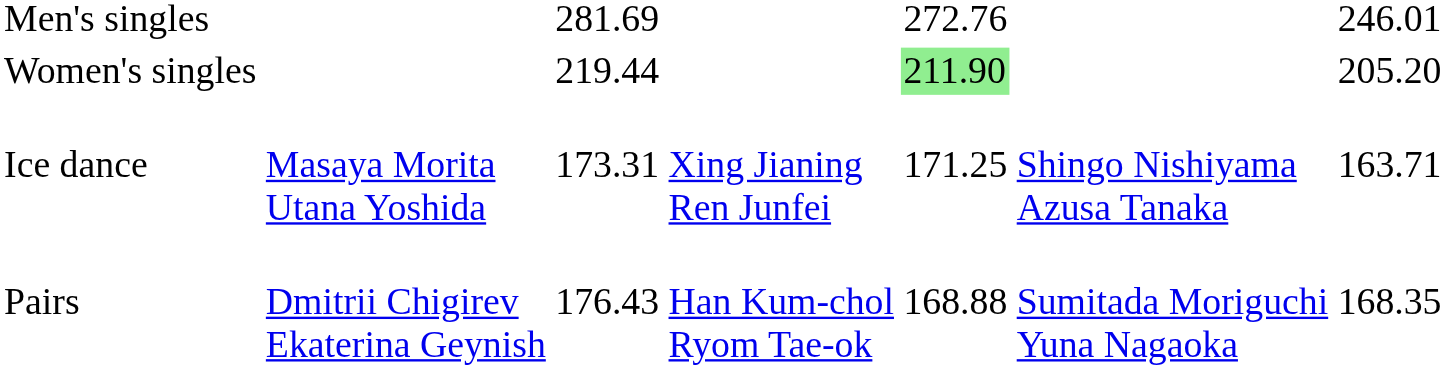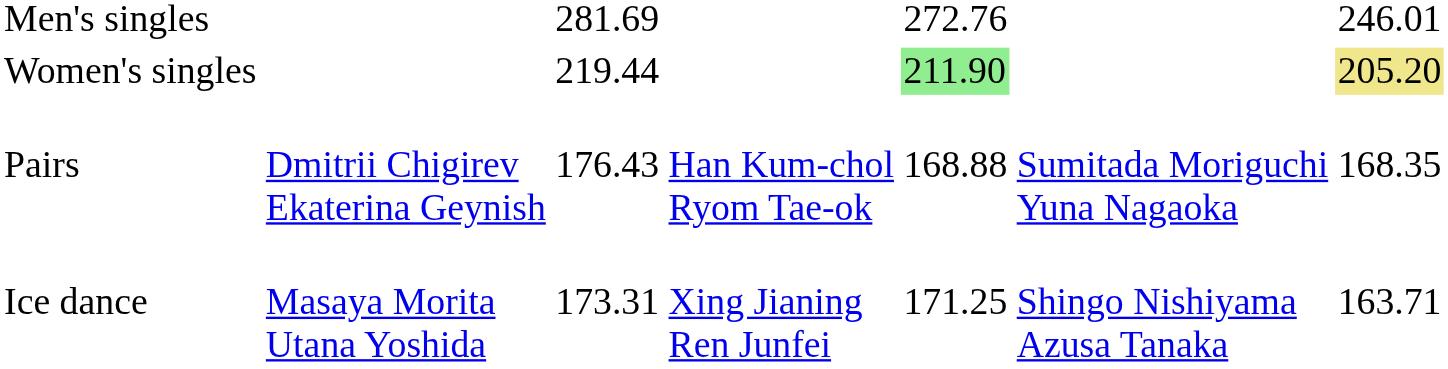(1390, 70) no background -> (1390, 70) khaki background
rows swapped: (42, 301) <-> (76, 164)
